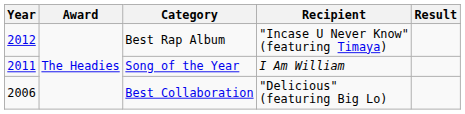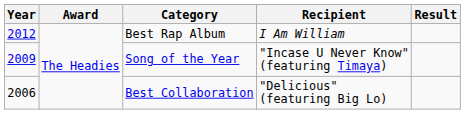(334, 40) "Incase U Never Know" (featuring Timaya) -> (302, 33) I Am William
(22, 66) 2011 -> (22, 59) 2009
(302, 66) I Am William -> (334, 59) "Incase U Never Know" (featuring Timaya)
